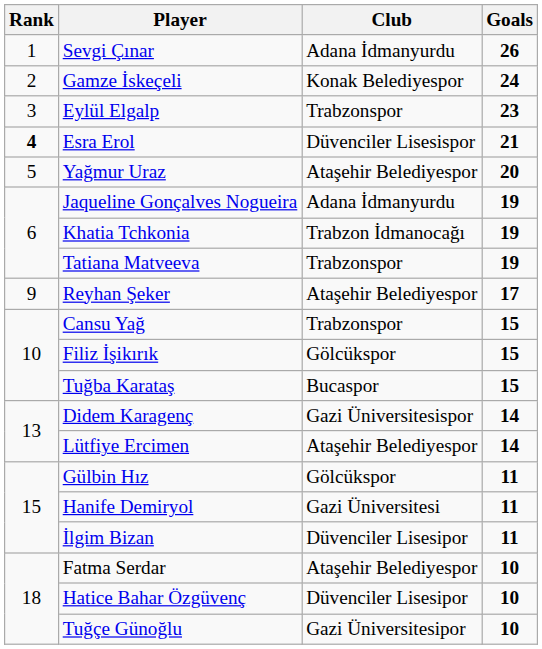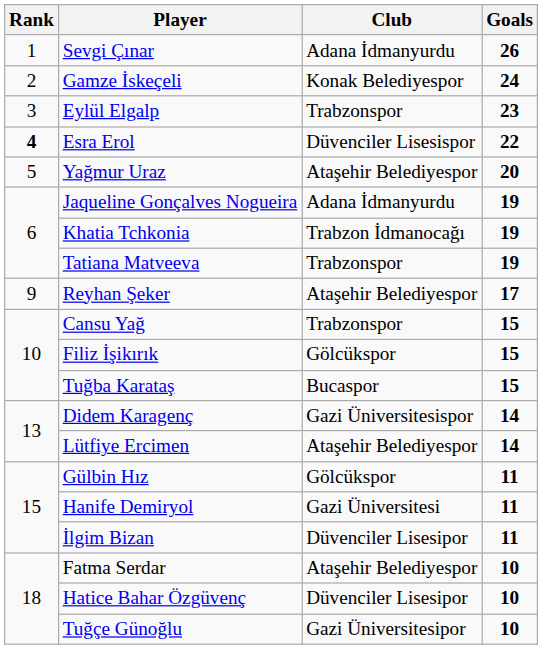(510, 141) 21 -> (510, 141) 22
